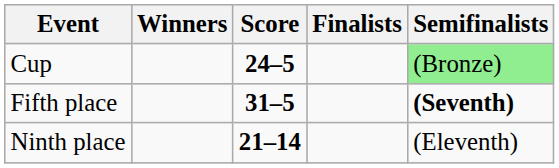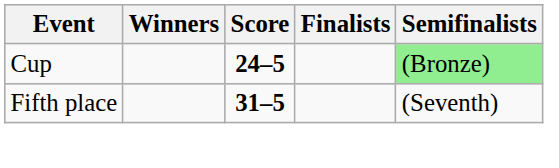(464, 102) bold -> (450, 102) normal
- row: (68, 142)
